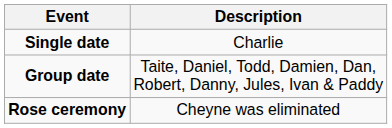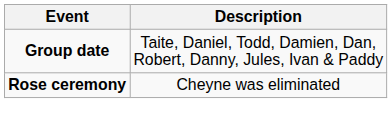- row: (67, 42)
